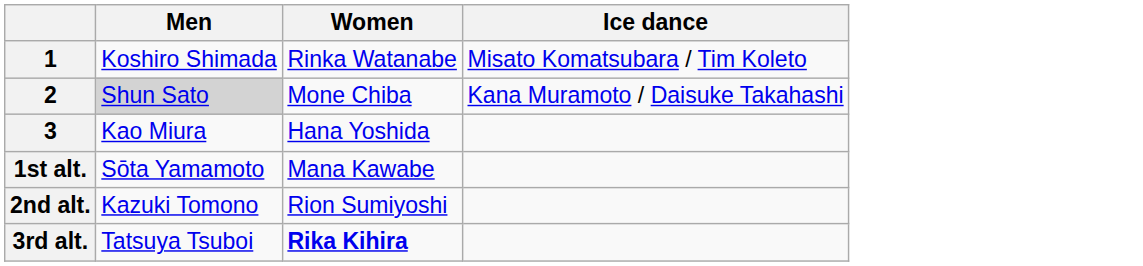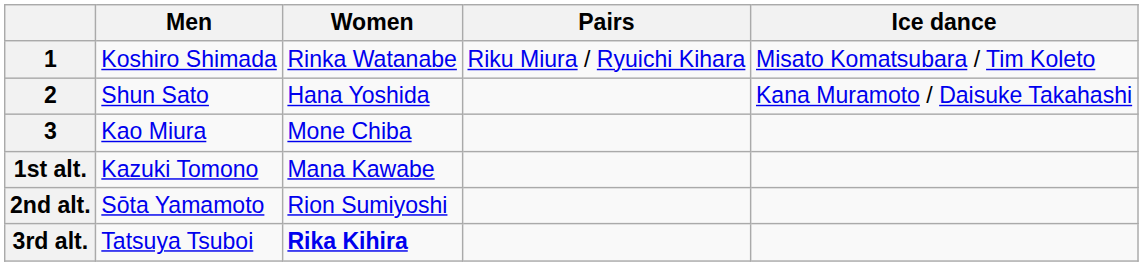+ column: (606, 22)
(155, 95) lightgrey background -> (155, 95) no background
(350, 95) Mone Chiba -> (358, 95) Hana Yoshida
(358, 132) Hana Yoshida -> (350, 132) Mone Chiba
(183, 168) Sōta Yamamoto -> (180, 168) Kazuki Tomono
(180, 205) Kazuki Tomono -> (183, 205) Sōta Yamamoto
